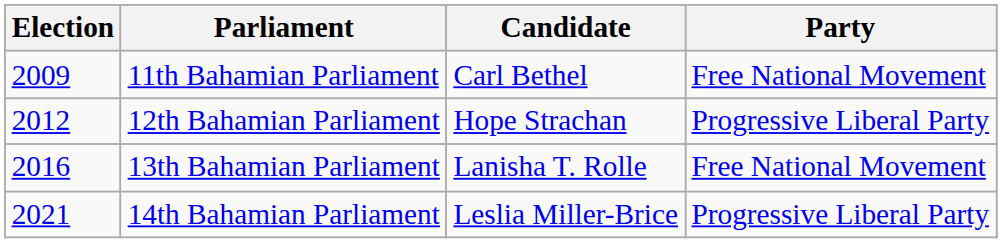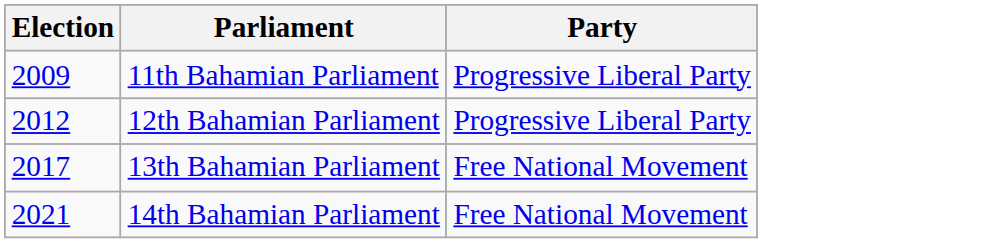- column: (566, 27)
(839, 74) Free National Movement -> (602, 74) Progressive Liberal Party
(41, 167) 2016 -> (41, 167) 2017
(840, 213) Progressive Liberal Party -> (601, 213) Free National Movement
